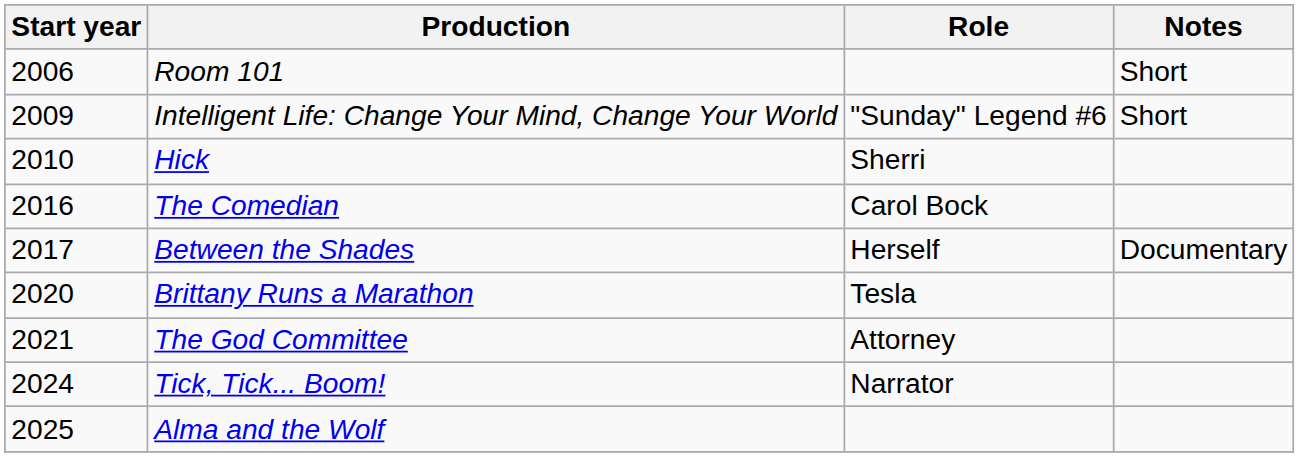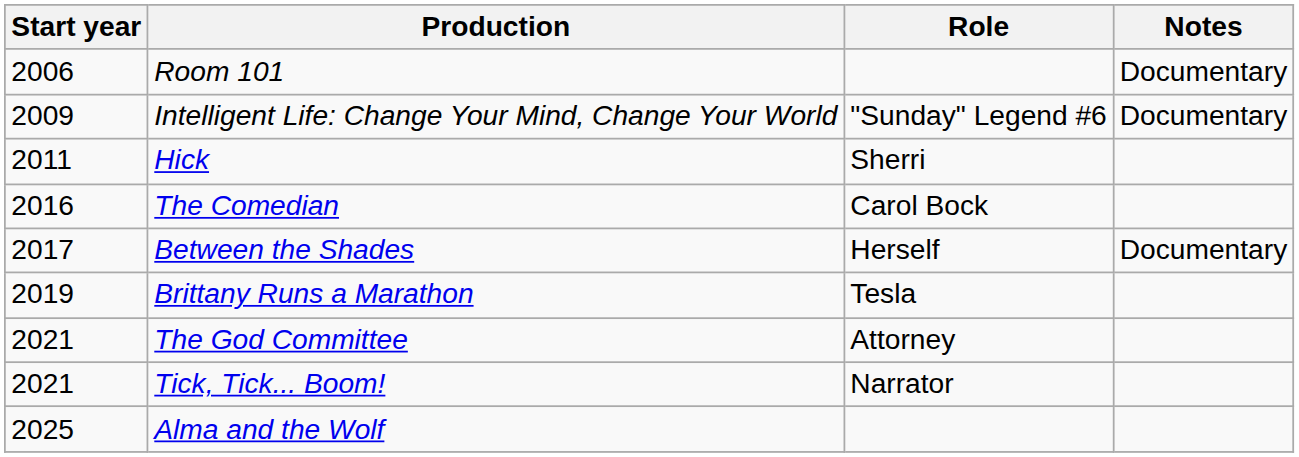(1153, 71) Short -> (1203, 71) Documentary
(1153, 116) Short -> (1203, 116) Documentary
(43, 160) 2010 -> (42, 160) 2011
(43, 294) 2020 -> (43, 294) 2019
(43, 384) 2024 -> (43, 384) 2021
